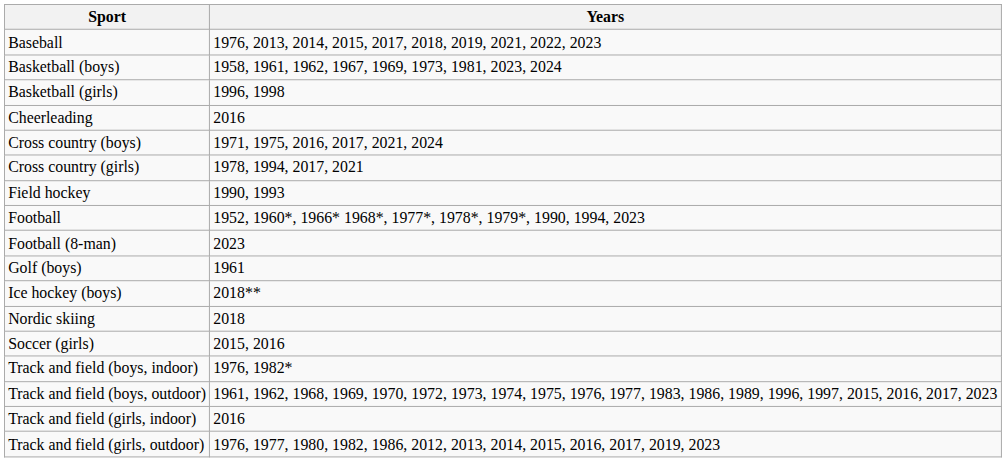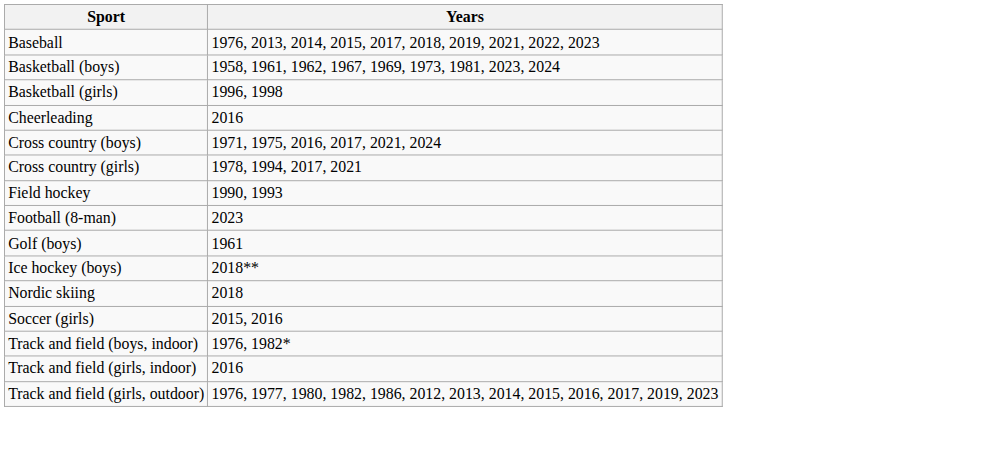- row: (35, 218)
- row: (107, 393)
